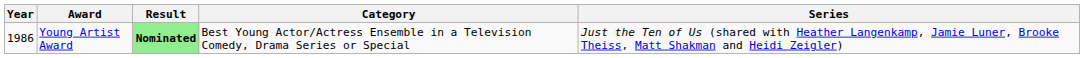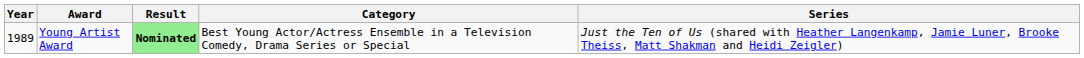(21, 38) 1986 -> (21, 38) 1989
